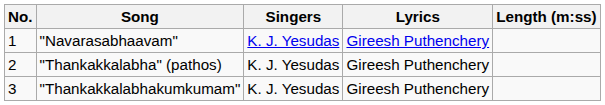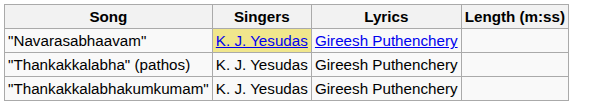- column: (20, 17)
(293, 41) no background -> (262, 41) khaki background
